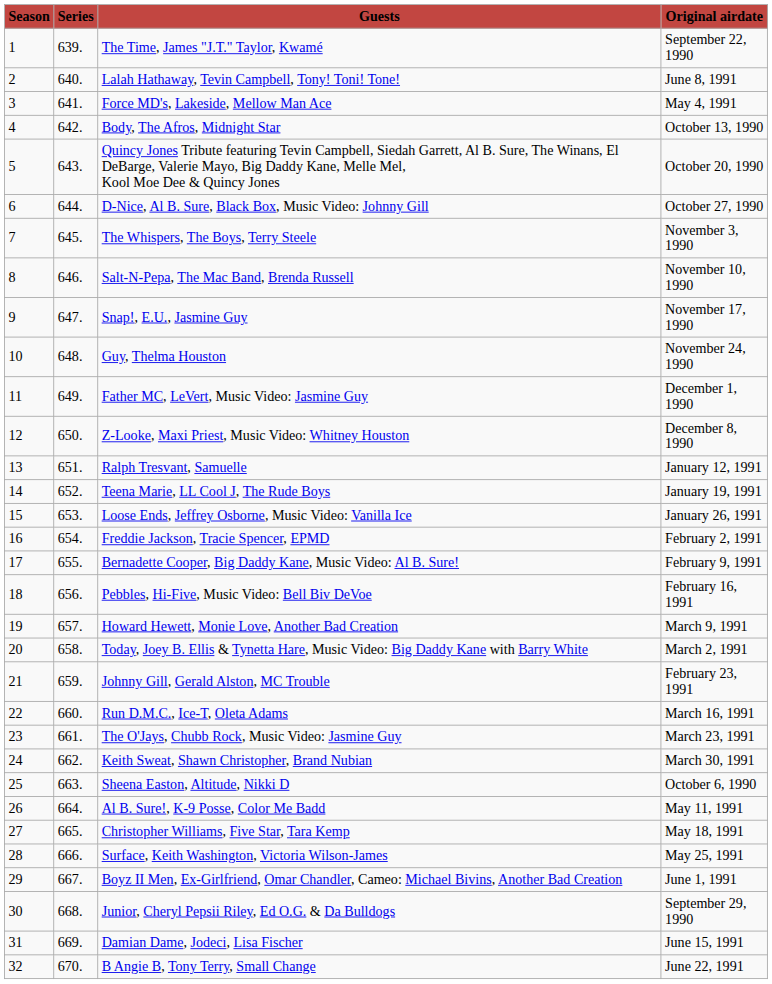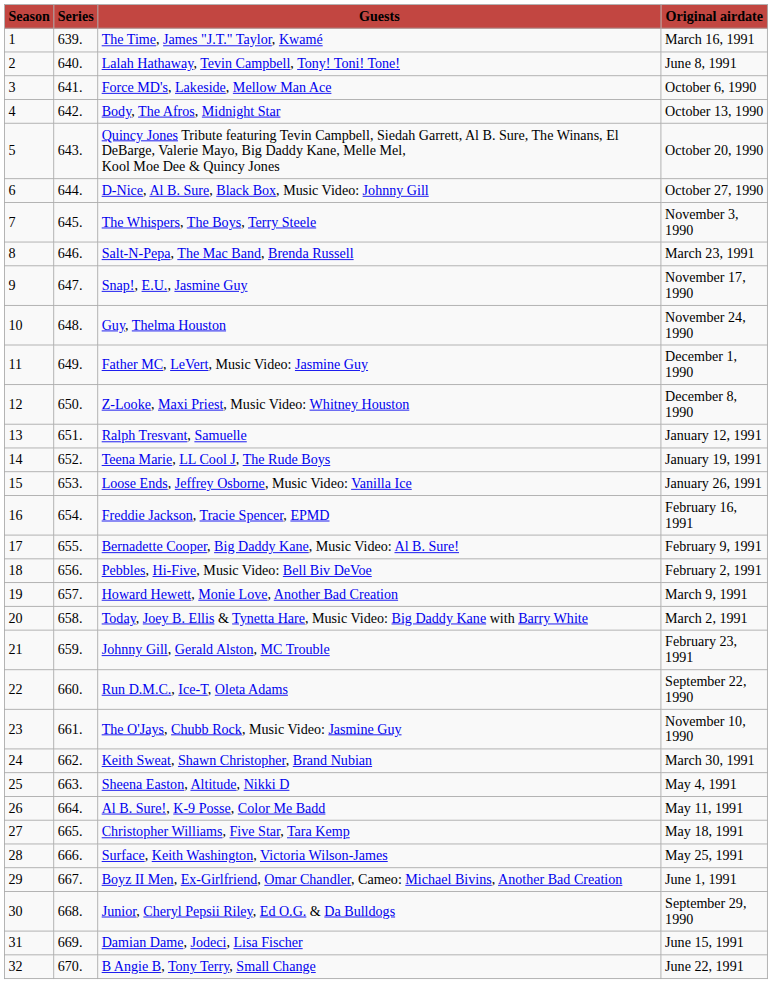(706, 48) September 22, 1990 -> (710, 40) March 16, 1991
(701, 103) May 4, 1991 -> (711, 87) October 6, 1990
(705, 277) November 10, 1990 -> (710, 253) March 23, 1991
(713, 539) February 2, 1991 -> (701, 515) February 16, 1991
(701, 594) February 16, 1991 -> (713, 570) February 2, 1991
(710, 713) March 16, 1991 -> (706, 689) September 22, 1990
(710, 737) March 23, 1991 -> (705, 729) November 10, 1990
(711, 784) October 6, 1990 -> (701, 784) May 4, 1991
